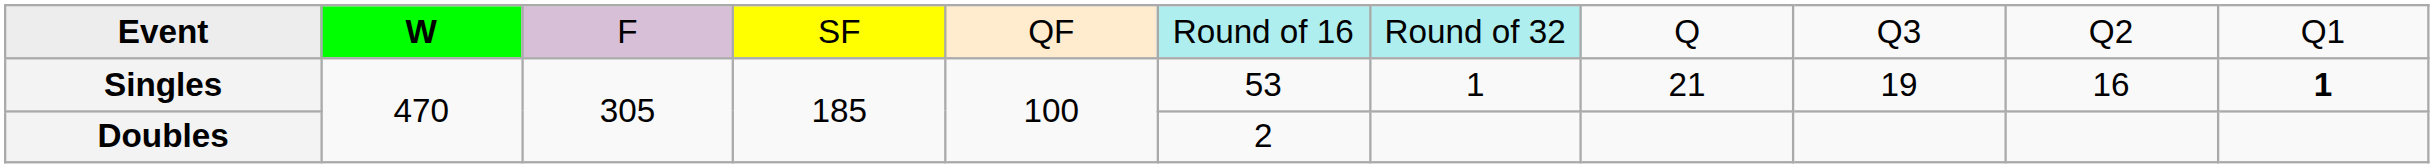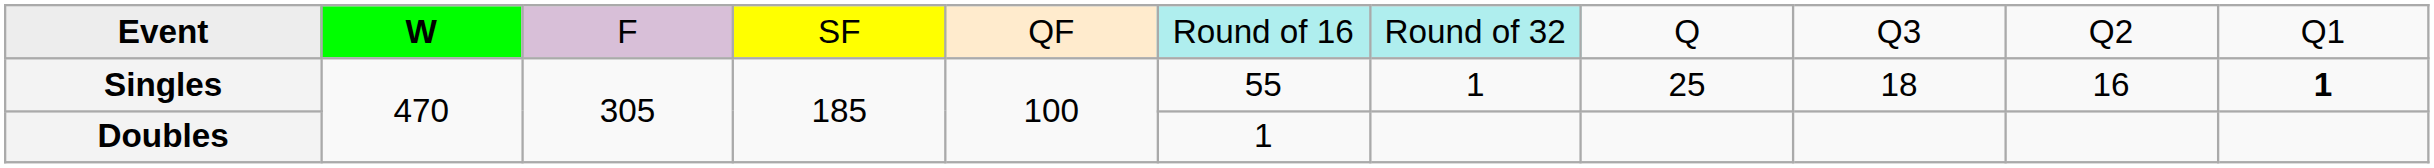(1263, 84) 53 -> (1263, 84) 55
(1687, 84) 21 -> (1687, 84) 25
(1899, 84) 19 -> (1899, 84) 18
(1263, 137) 2 -> (1263, 137) 1
